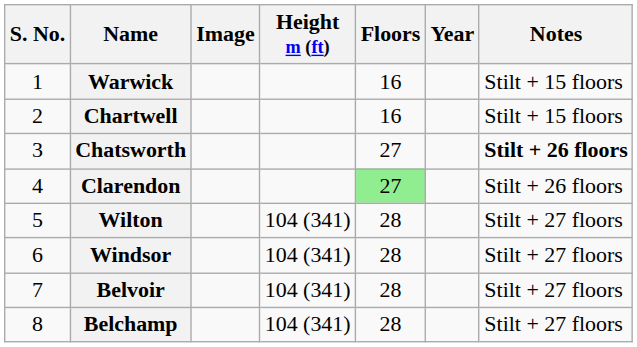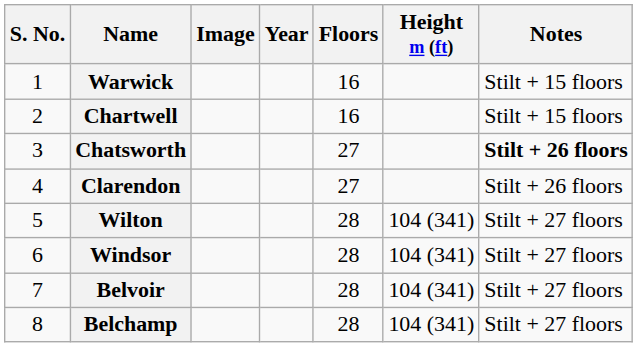columns swapped: (308, 34) <-> (452, 34)
(390, 185) lightgreen background -> (348, 185) no background
